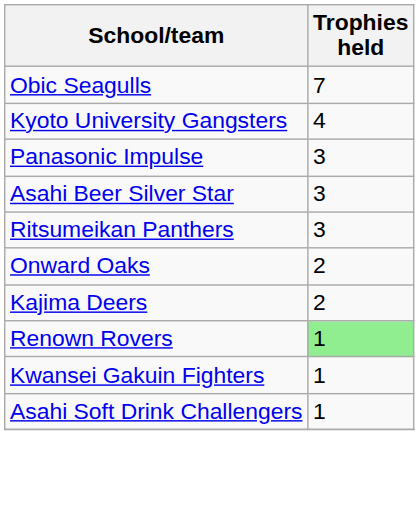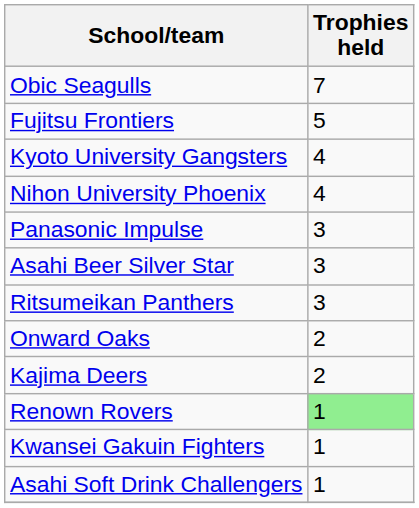+ row: (92, 120)
+ row: (138, 193)
